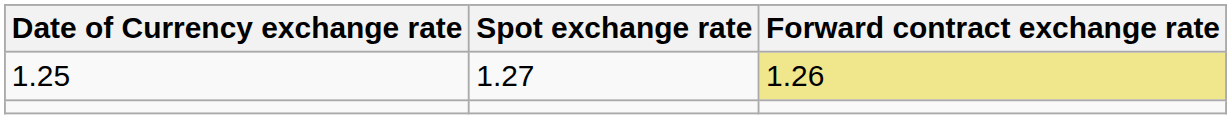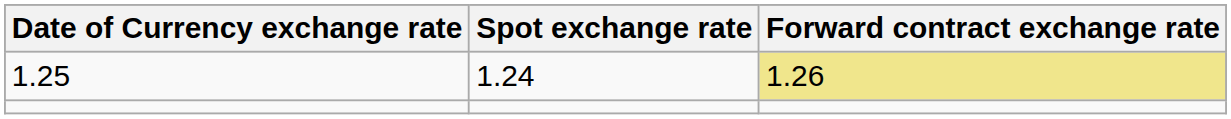(505, 75) 1.27 -> (505, 75) 1.24
